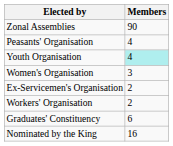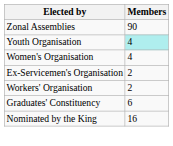- row: (50, 42)
(130, 73) 3 -> (130, 57) 4
